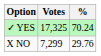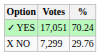(54, 28) 17,325 -> (54, 28) 17,051
